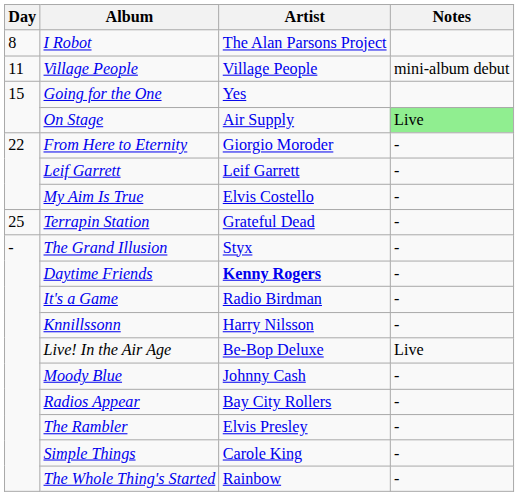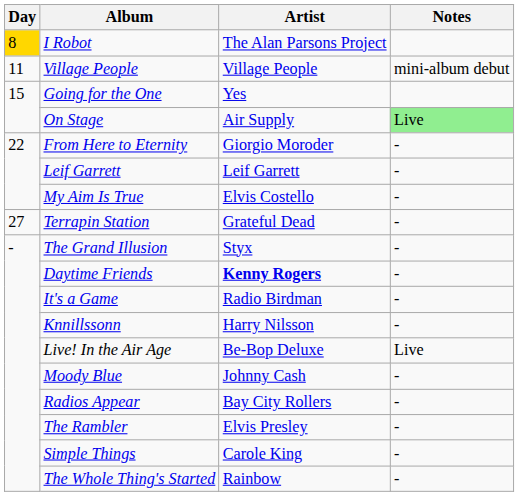(12, 42) no background -> (12, 42) gold background
(16, 222) 25 -> (16, 222) 27
